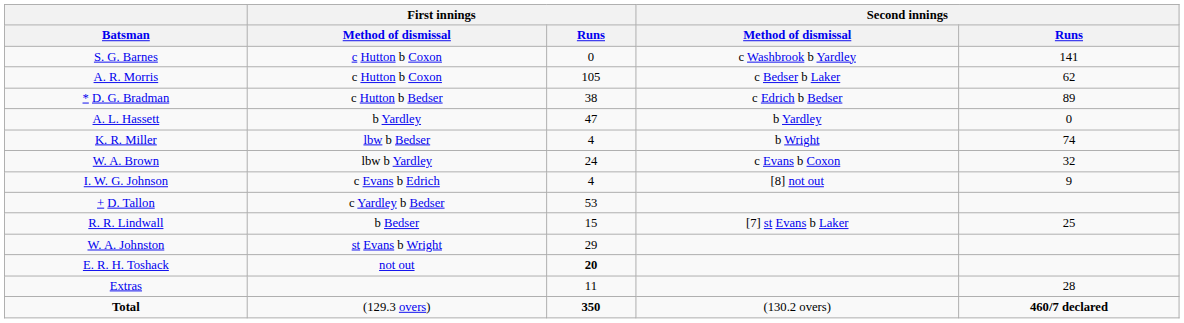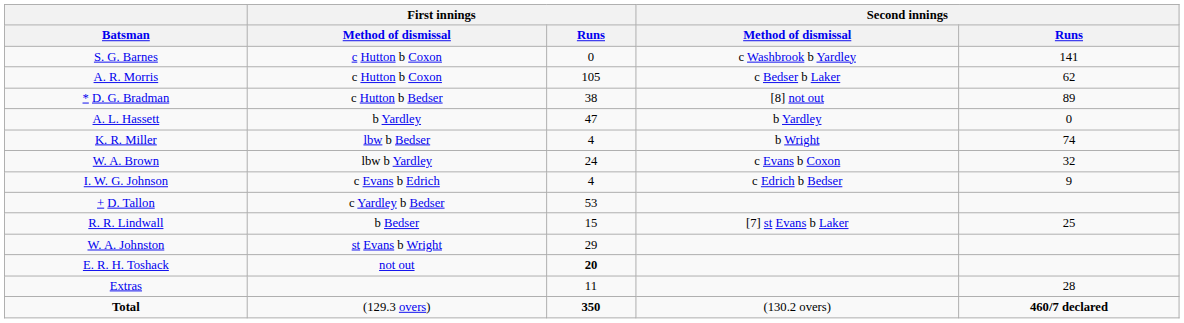(797, 97) c Edrich b Bedser -> (797, 97) [8] not out
(797, 181) [8] not out -> (797, 181) c Edrich b Bedser
